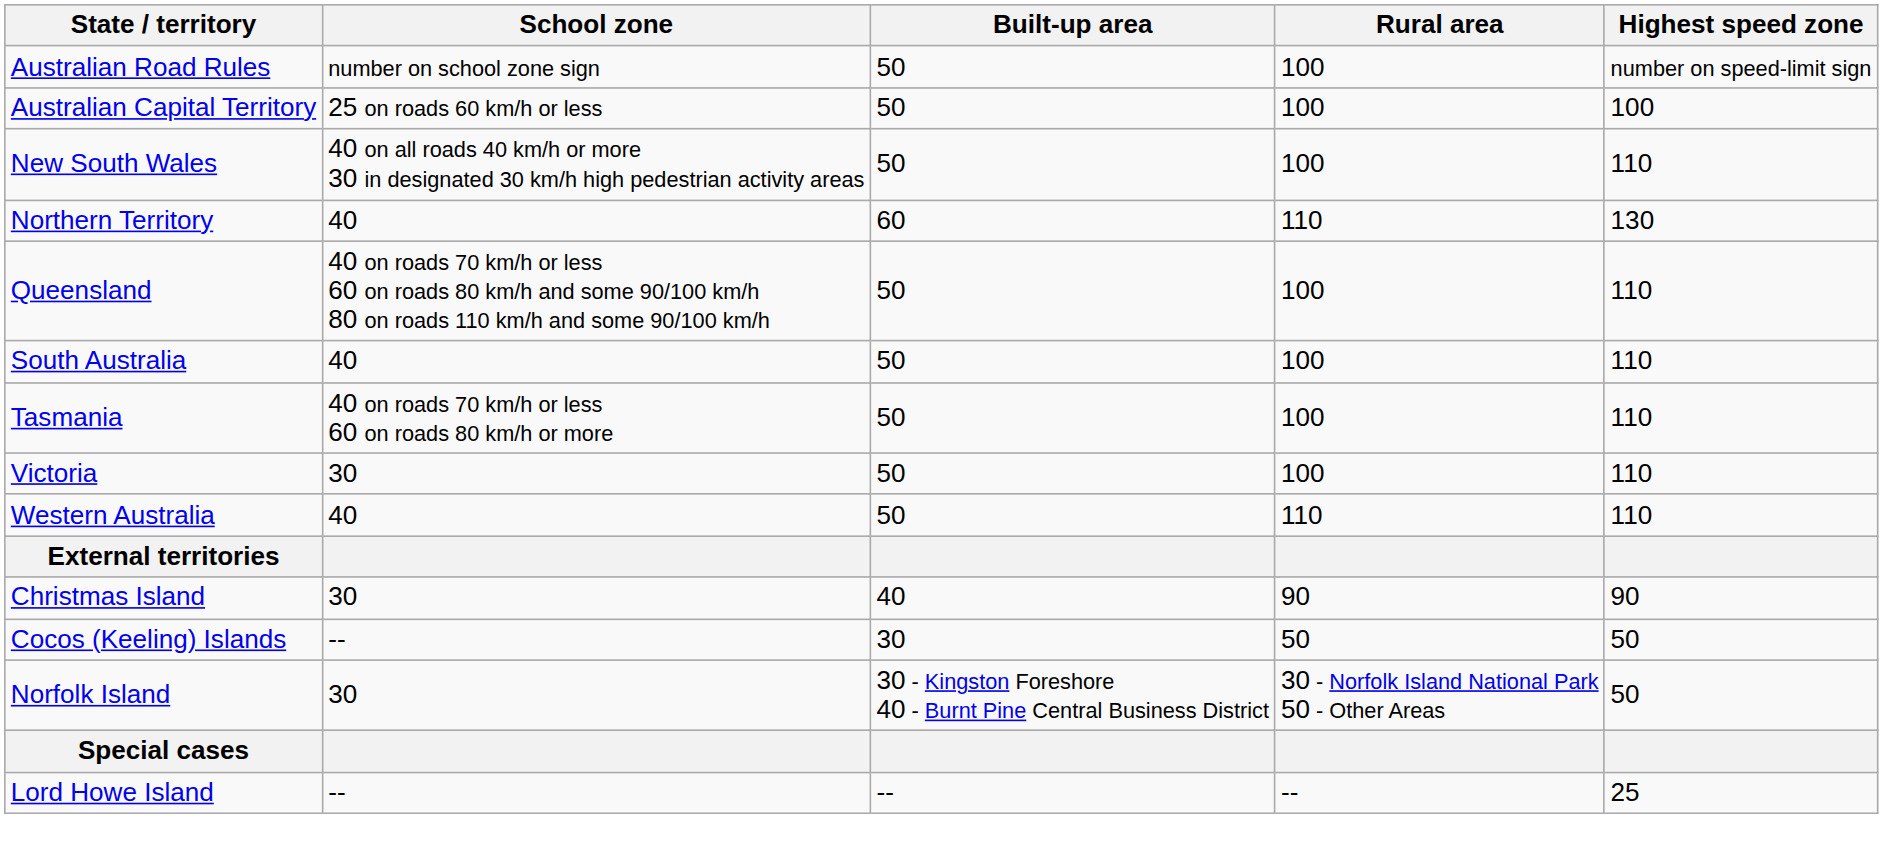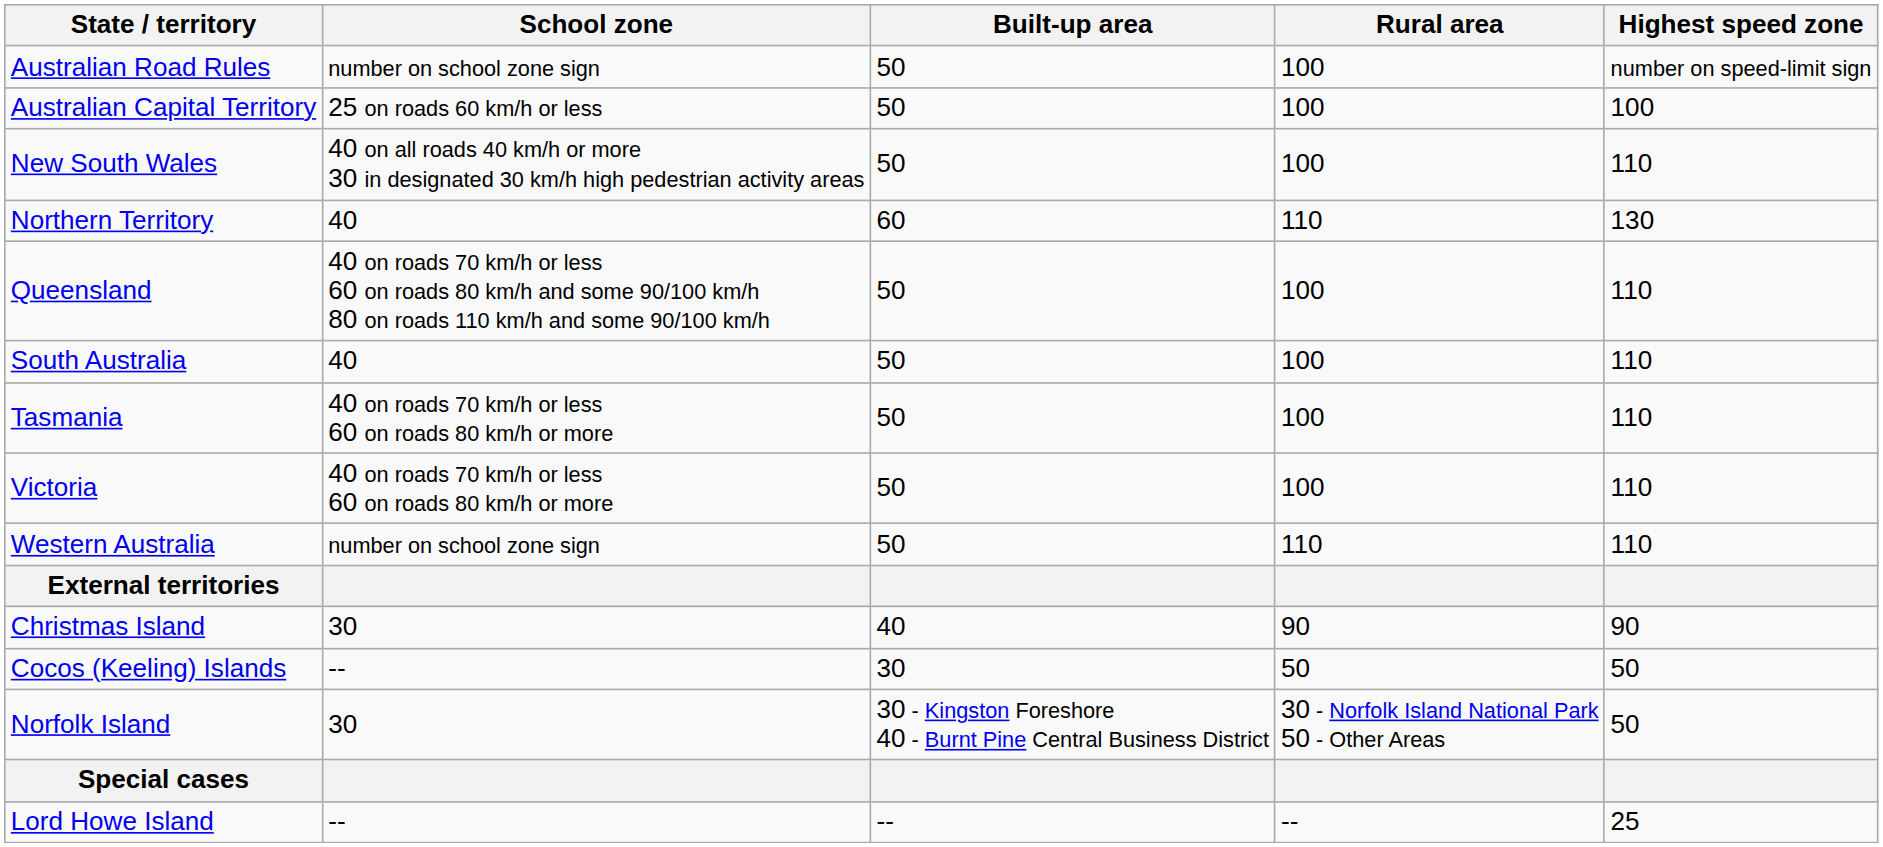(343, 473) 30 -> (471, 488) 40 on roads 70 km/h or less 60 on roads 80 km/h or more
(343, 514) 40 -> (464, 545) number on school zone sign
